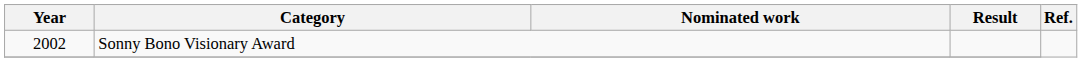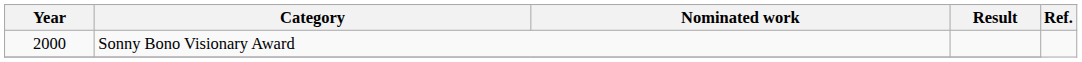(50, 43) 2002 -> (50, 43) 2000
